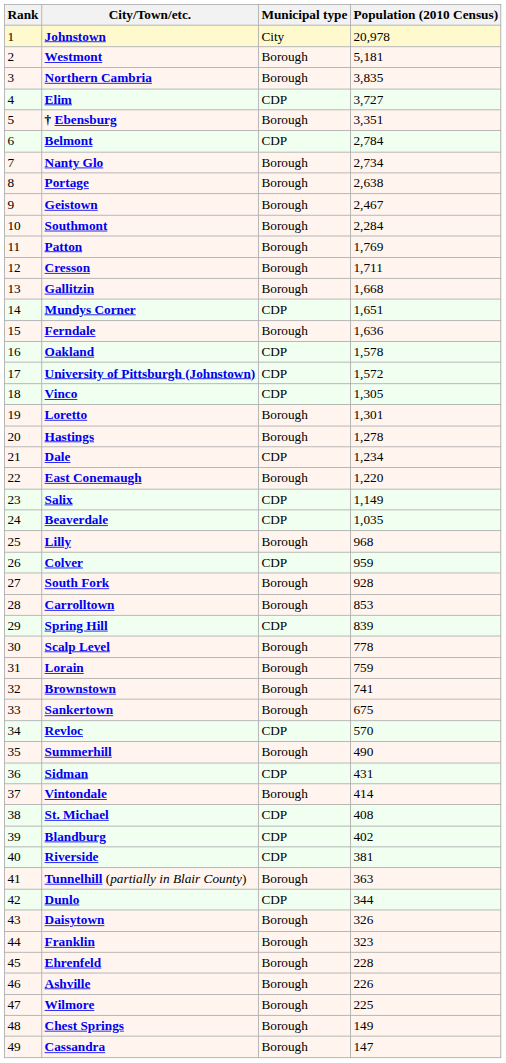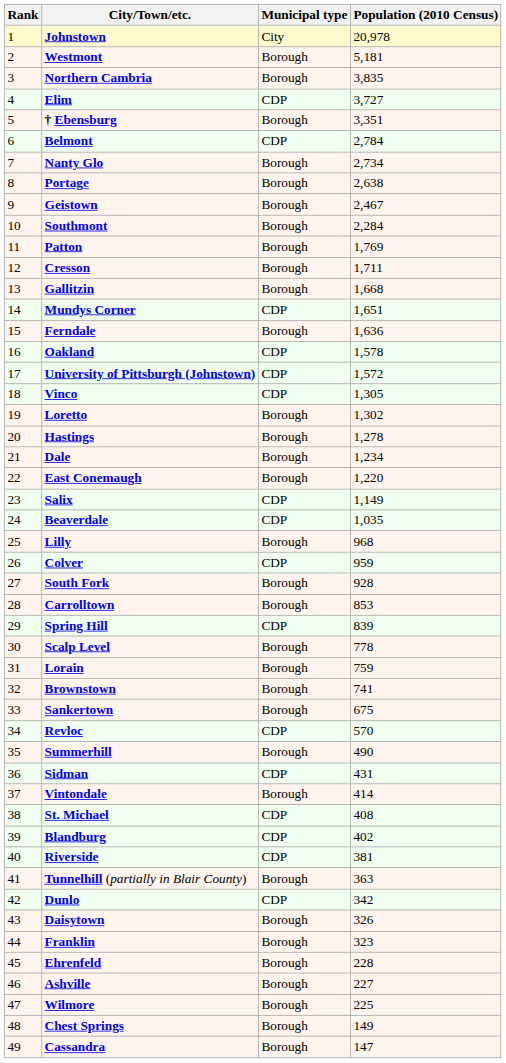(368, 415) 1,301 -> (368, 415) 1,302
(274, 457) CDP -> (285, 457) Borough
(363, 899) 344 -> (363, 899) 342
(363, 983) 226 -> (363, 983) 227
